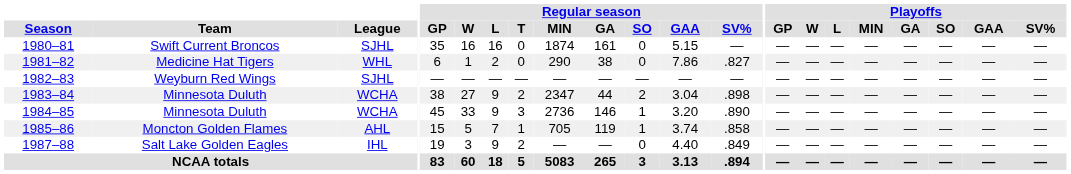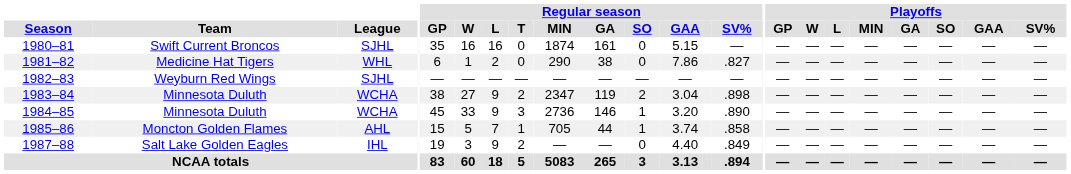(605, 95) 44 -> (605, 95) 119
(605, 128) 119 -> (605, 128) 44
